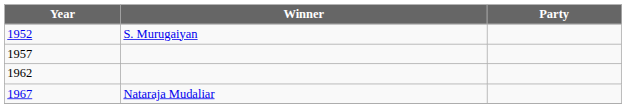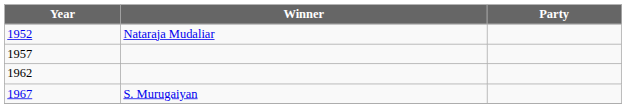(161, 34) S. Murugaiyan -> (169, 34) Nataraja Mudaliar
(169, 93) Nataraja Mudaliar -> (161, 93) S. Murugaiyan
